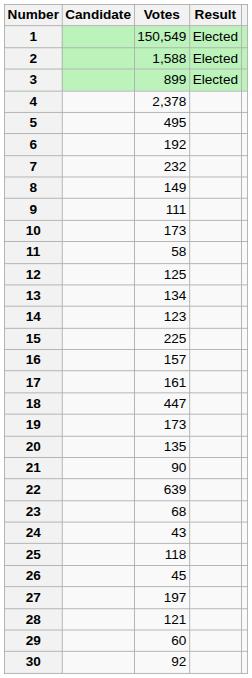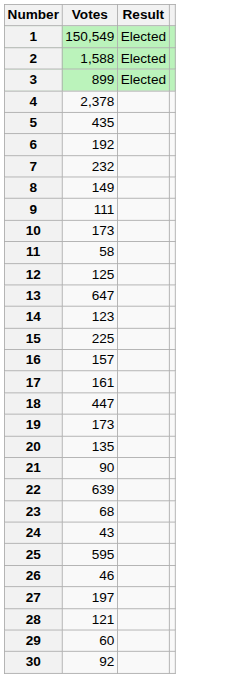- column: (98, 15)
(175, 123) 495 -> (103, 123) 435
(175, 295) 134 -> (103, 295) 647
(176, 554) 118 -> (103, 554) 595
(179, 576) 45 -> (107, 576) 46
